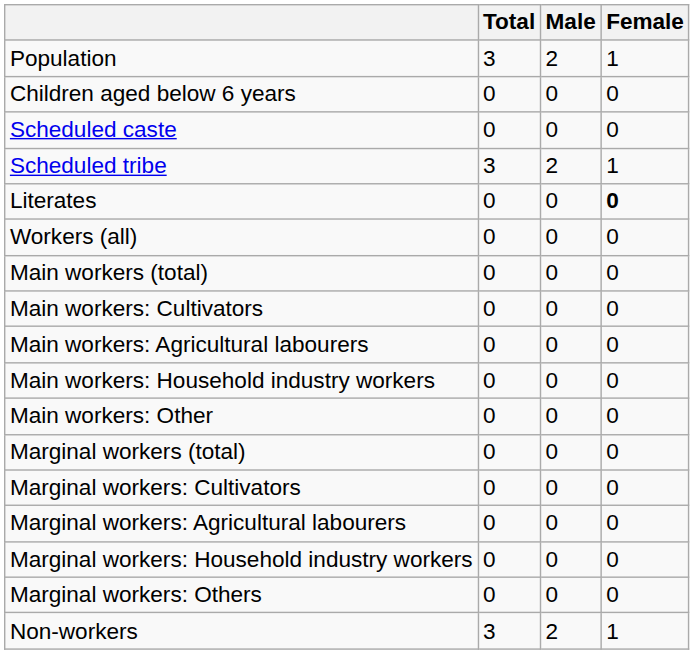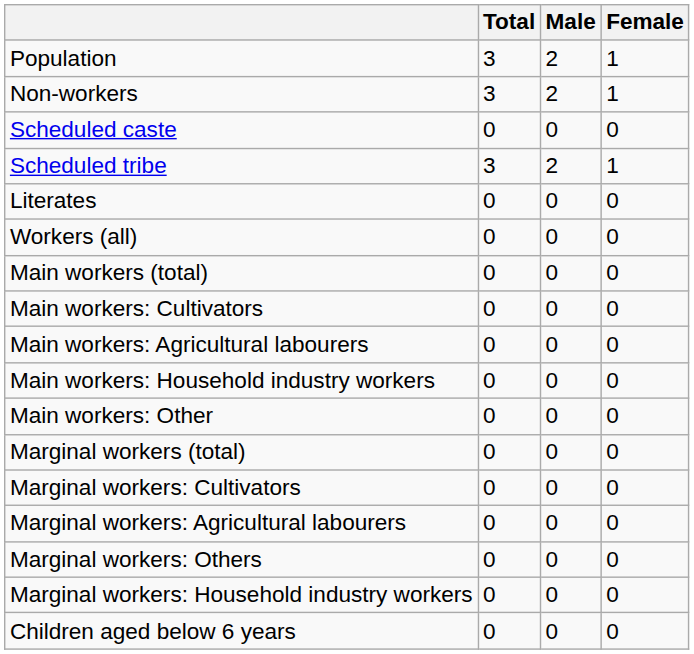rows swapped: (153, 93) <-> (74, 630)
(612, 201) bold -> (612, 201) normal
rows swapped: (241, 559) <-> (136, 594)
